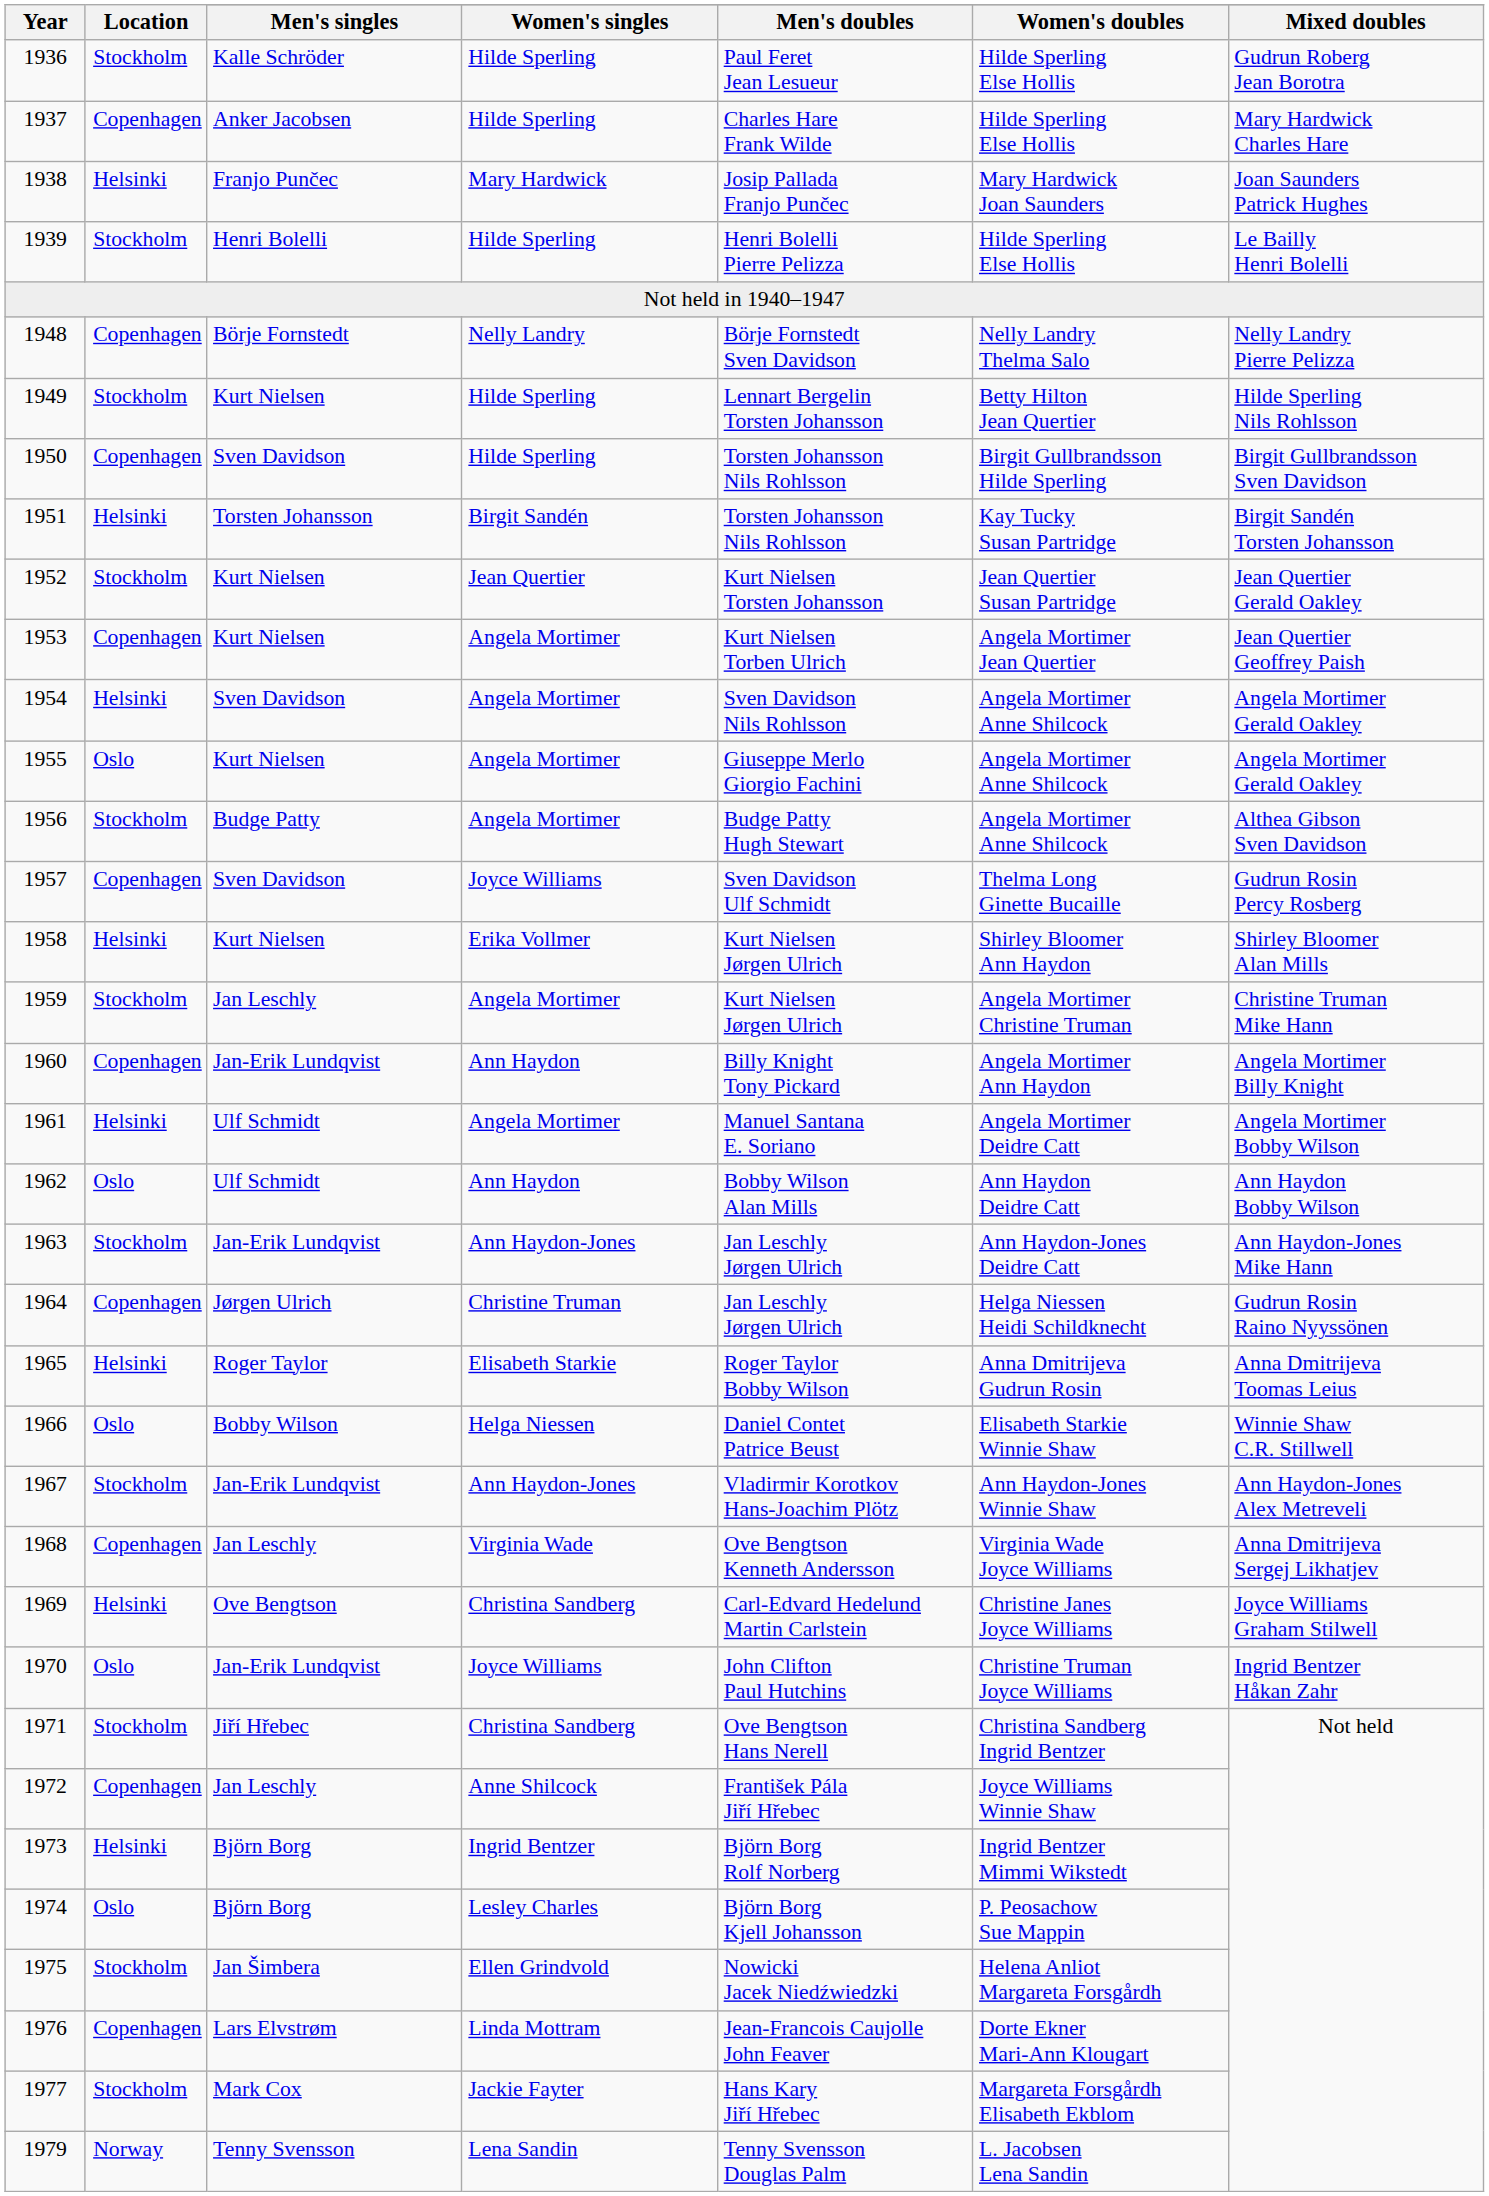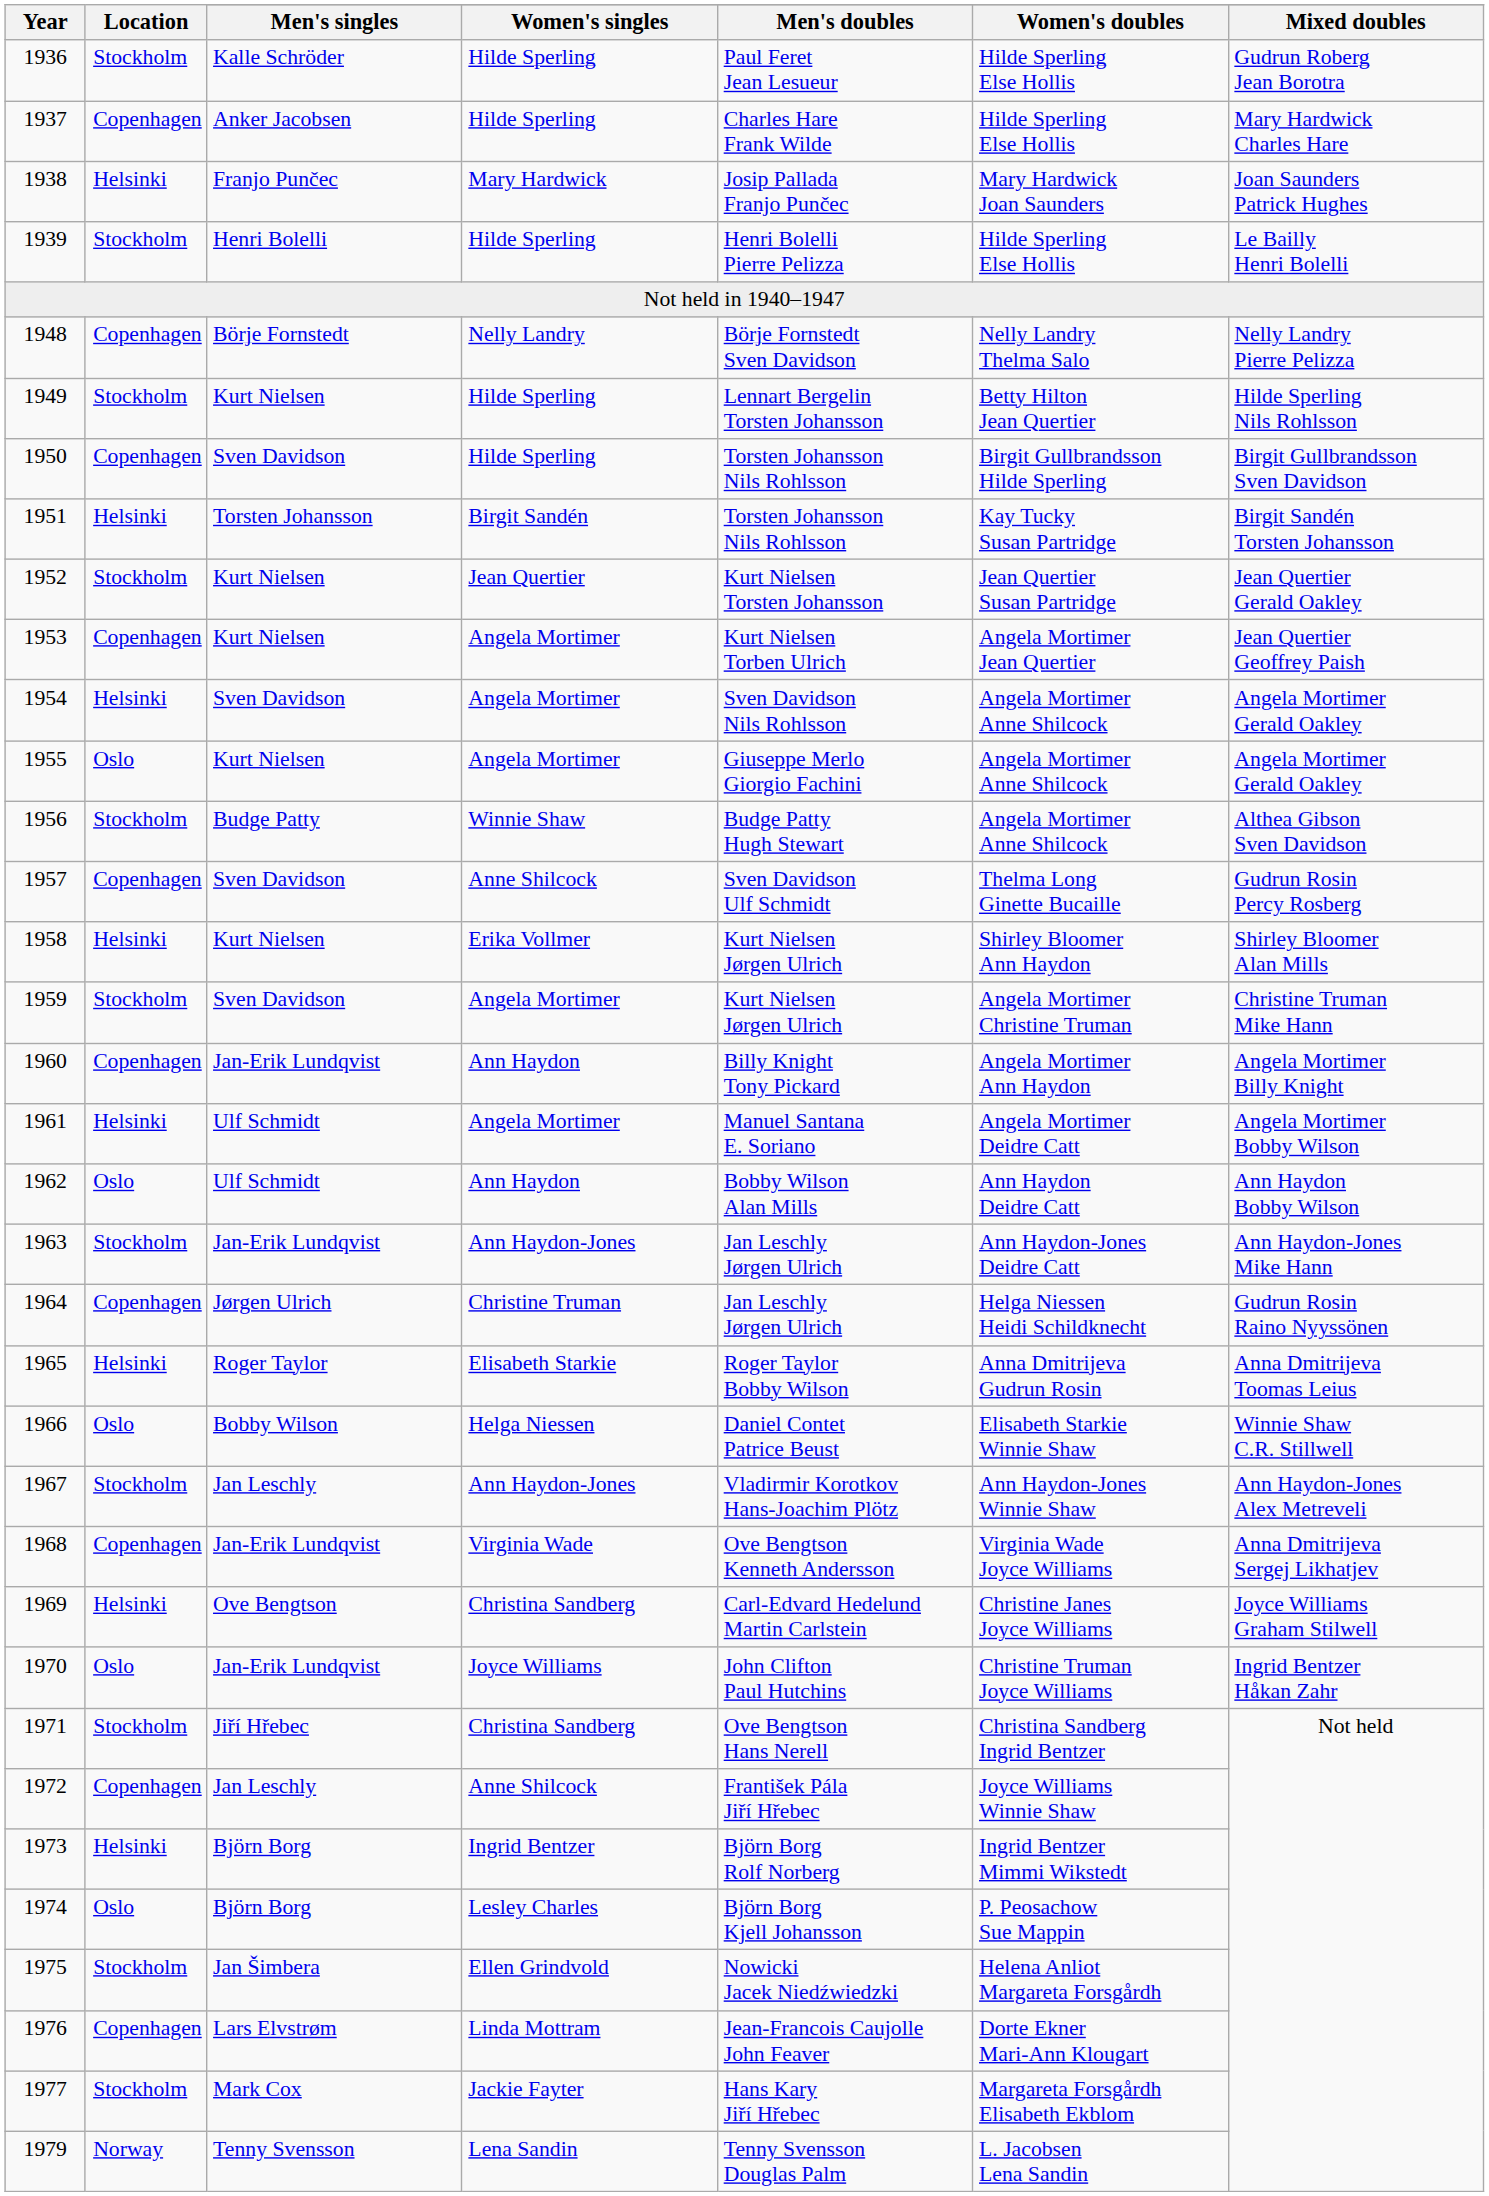(544, 818) Angela Mortimer -> (527, 818) Winnie Shaw
(535, 878) Joyce Williams -> (533, 878) Anne Shilcock
(265, 999) Jan Leschly -> (279, 999) Sven Davidson
(297, 1483) Jan-Erik Lundqvist -> (265, 1483) Jan Leschly
(265, 1544) Jan Leschly -> (297, 1544) Jan-Erik Lundqvist
